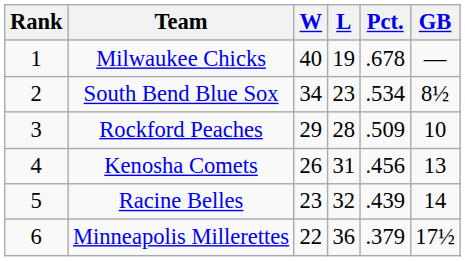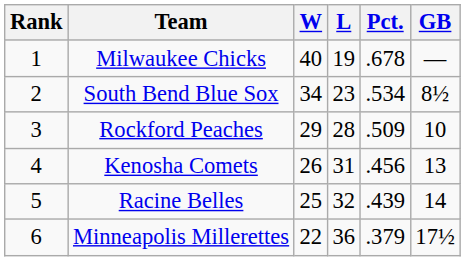(311, 201) 23 -> (311, 201) 25
